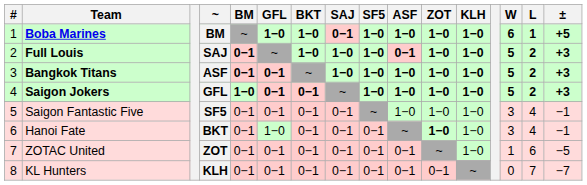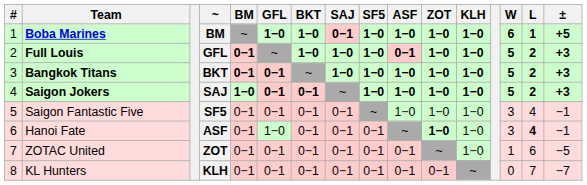(215, 53) SAJ -> (215, 53) GFL
(215, 73) ASF -> (215, 73) BKT
(215, 92) GFL -> (215, 92) SAJ
(215, 131) BKT -> (215, 131) ASF
(533, 131) normal -> (533, 131) bold
